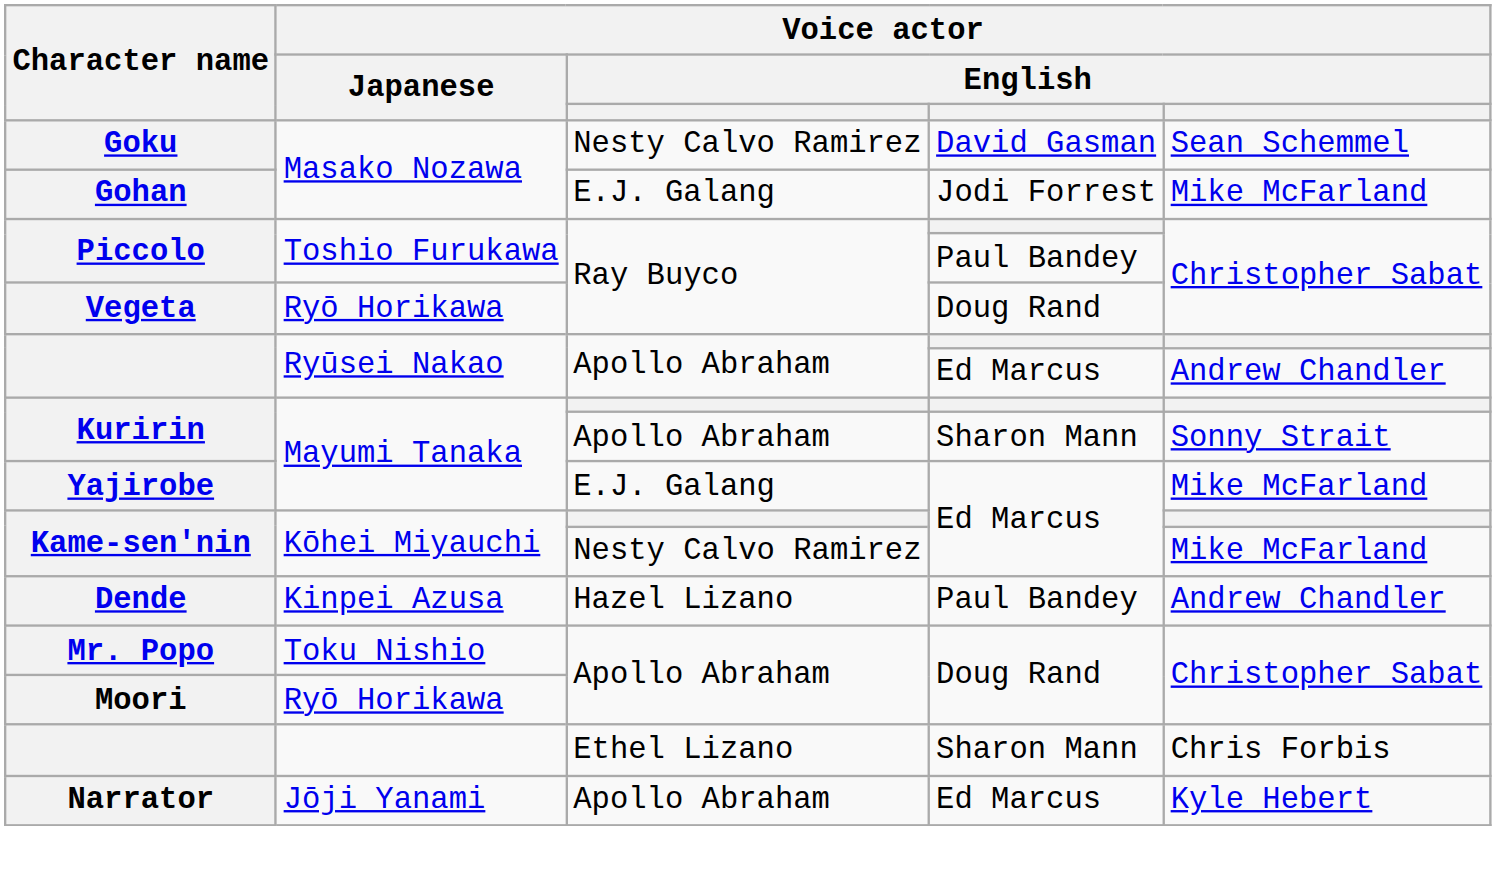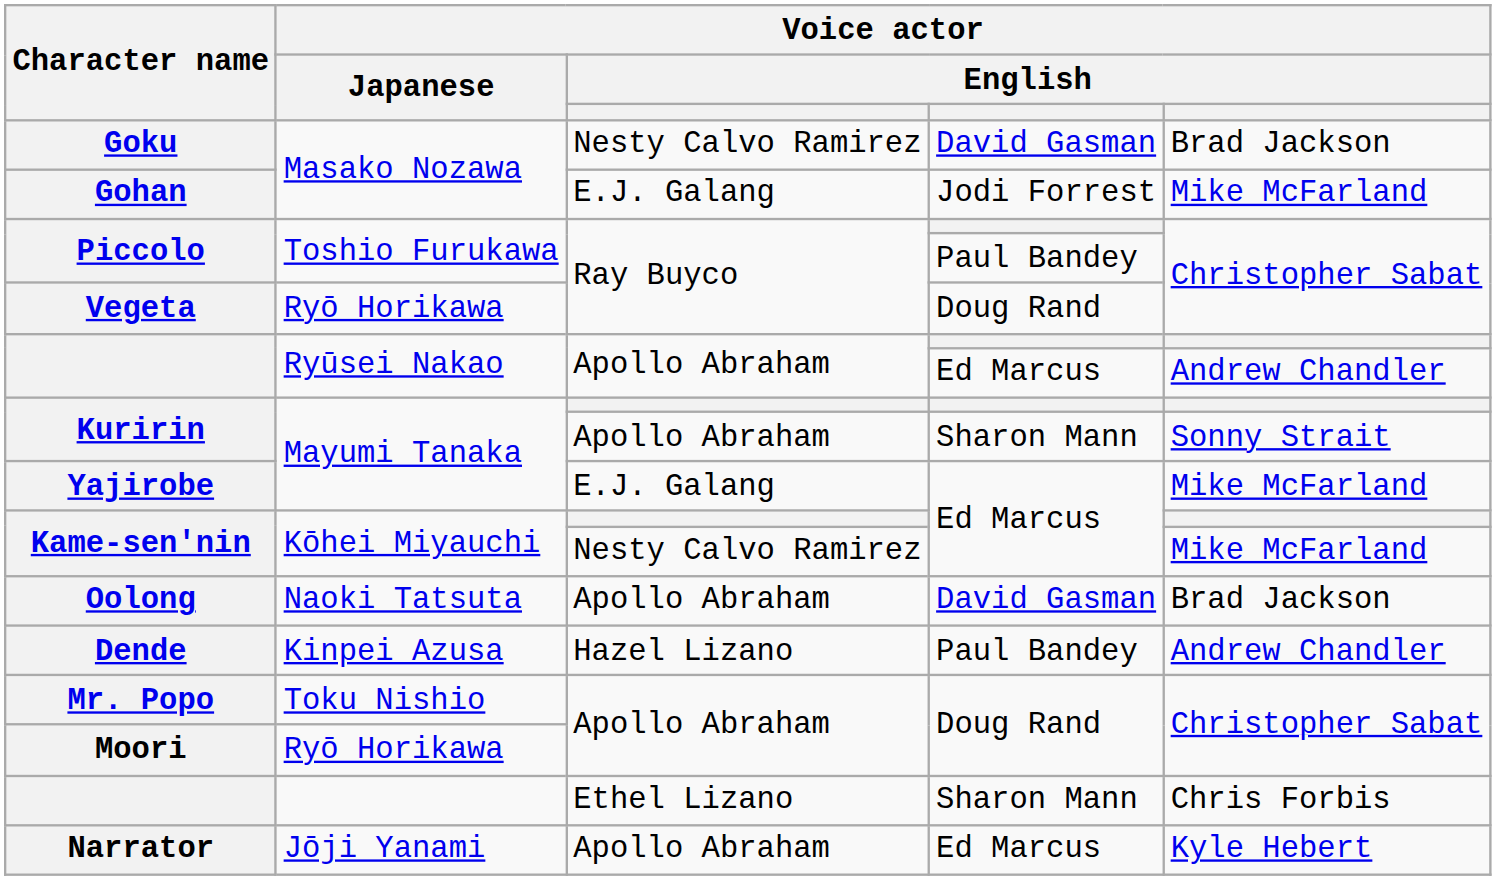(1290, 144) Sean Schemmel -> (1281, 144) Brad Jackson
+ row: (141, 601)
